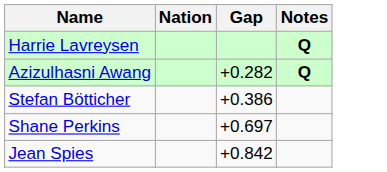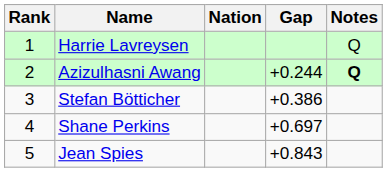+ column: (29, 18)
(304, 45) bold -> (354, 45) normal
(246, 72) +0.282 -> (296, 72) +0.244
(246, 153) +0.842 -> (296, 153) +0.843
